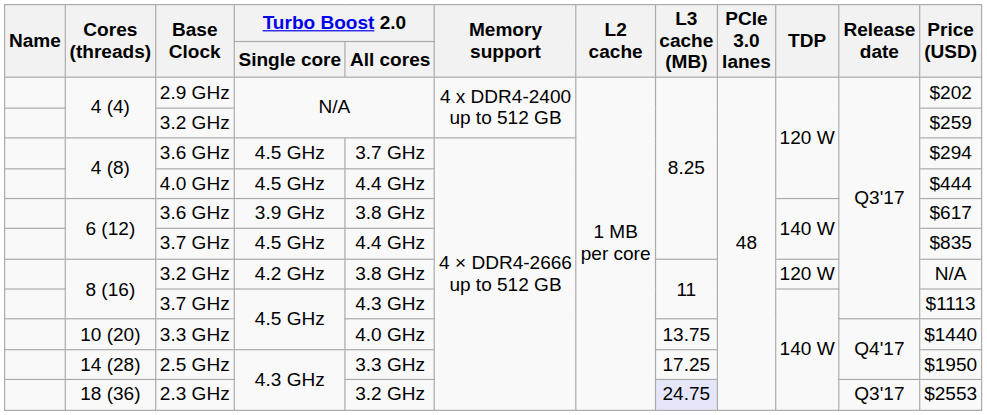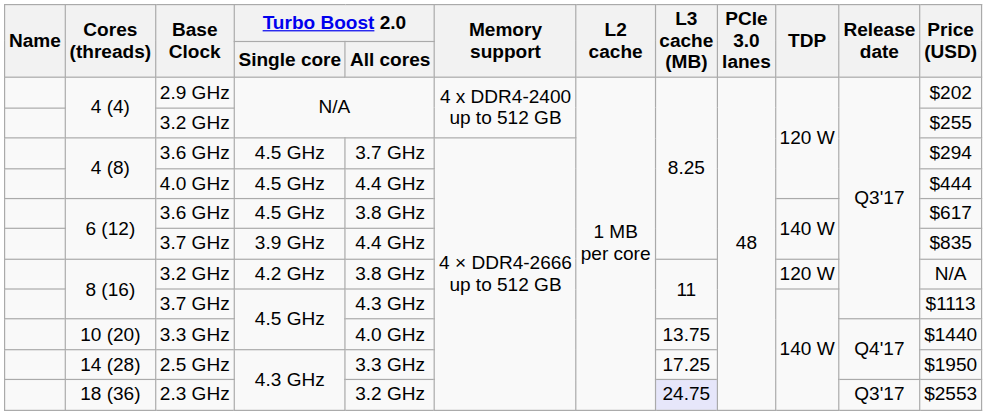(951, 122) $259 -> (951, 122) $255
(290, 213) 3.9 GHz -> (290, 213) 4.5 GHz
(290, 243) 4.5 GHz -> (290, 243) 3.9 GHz
